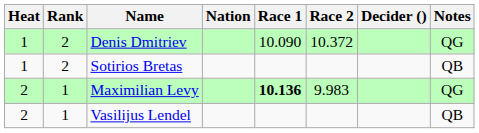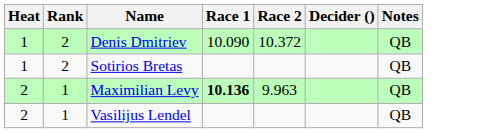- column: (228, 16)
(452, 41) QG -> (400, 41) QB
(332, 90) 9.983 -> (280, 90) 9.963
(452, 90) QG -> (400, 90) QB
